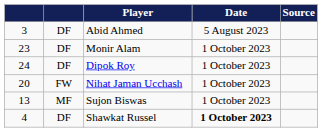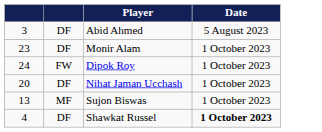- column: (299, 13)
(64, 65) DF -> (64, 65) FW
(64, 83) FW -> (64, 83) DF
